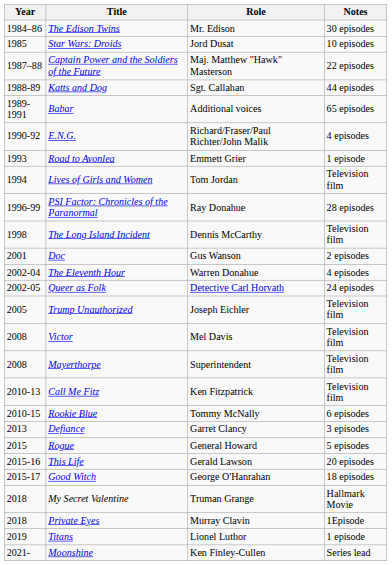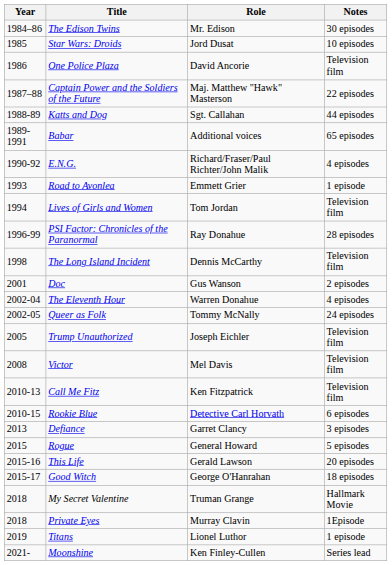+ row: (83, 66)
(237, 288) Detective Carl Horvath -> (225, 315) Tommy McNally
- row: (75, 364)
(225, 413) Tommy McNally -> (237, 413) Detective Carl Horvath
